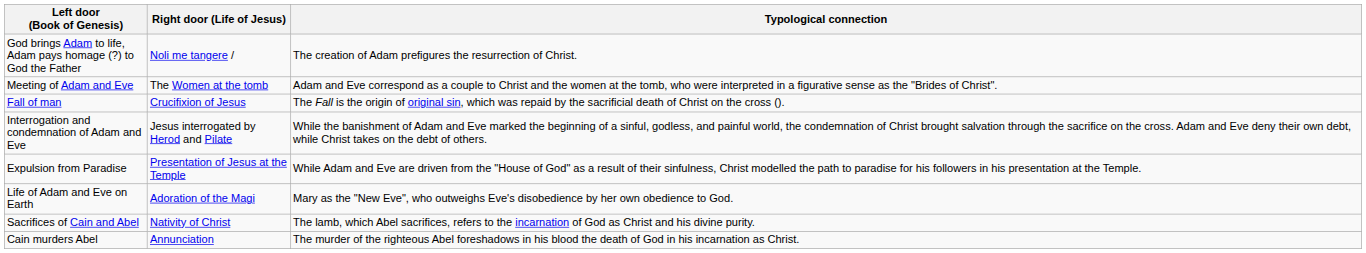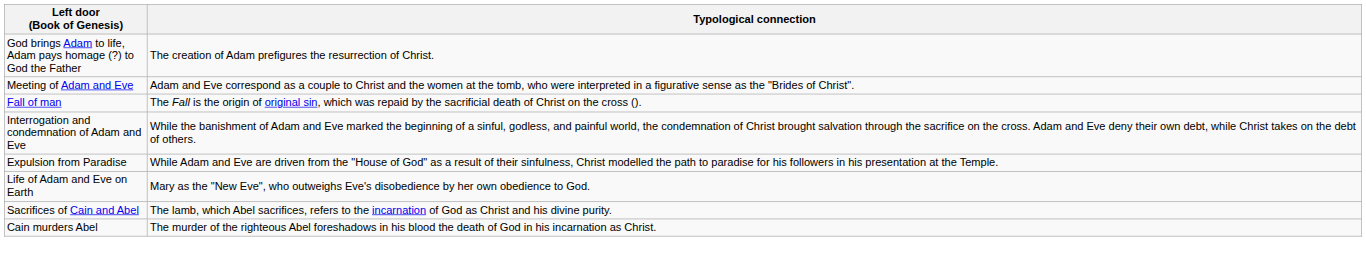- column: (219, 19)
